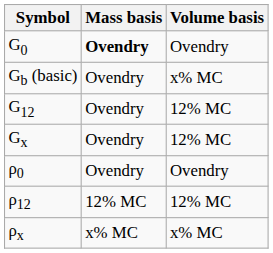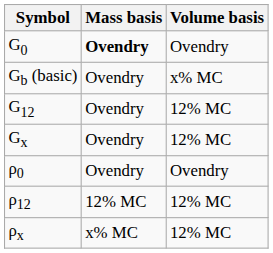(196, 232) x% MC -> (201, 232) 12% MC
